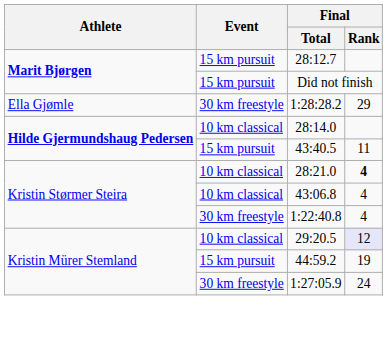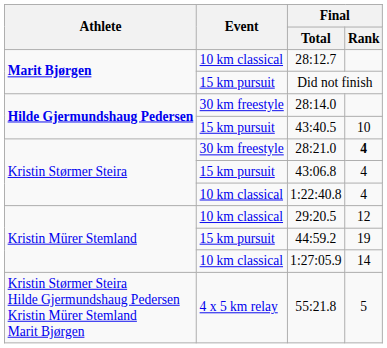(237, 60) 15 km pursuit -> (241, 60) 10 km classical
- row: (316, 105)
(241, 127) 10 km classical -> (242, 105) 30 km freestyle
(364, 150) 11 -> (364, 127) 10
(241, 172) 10 km classical -> (242, 150) 30 km freestyle
(241, 194) 10 km classical -> (237, 172) 15 km pursuit
(242, 216) 30 km freestyle -> (241, 194) 10 km classical
(364, 239) lavender background -> (364, 216) no background
(242, 283) 30 km freestyle -> (241, 261) 10 km classical
(364, 283) 24 -> (364, 261) 14
+ row: (316, 307)
